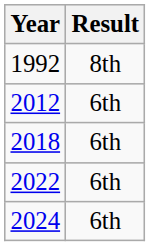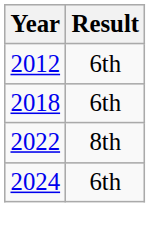- row: (35, 63)
(105, 181) 6th -> (105, 142) 8th
